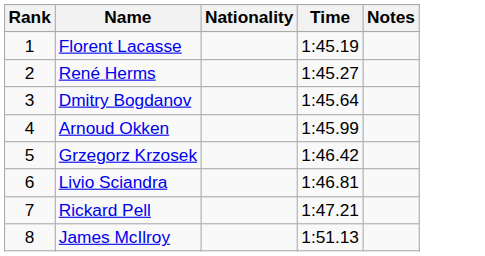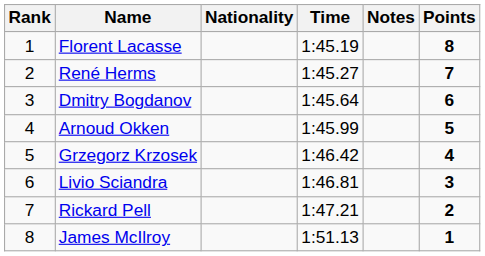+ column: (449, 18)
